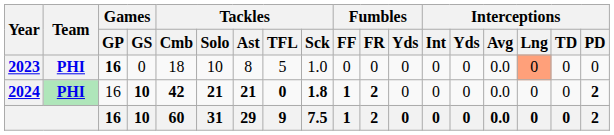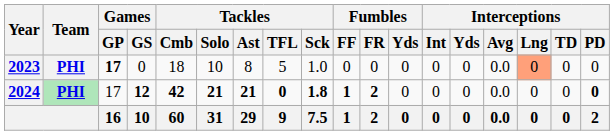(113, 67) 16 -> (113, 67) 17
(113, 92) 16 -> (113, 92) 17
(142, 92) 10 -> (142, 92) 12
(595, 92) 2 -> (595, 92) 0
